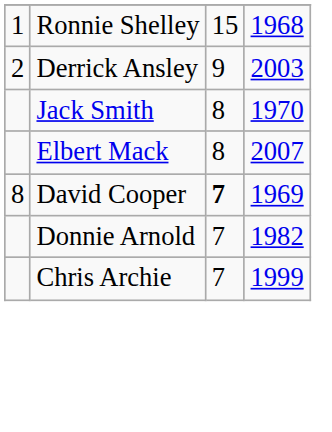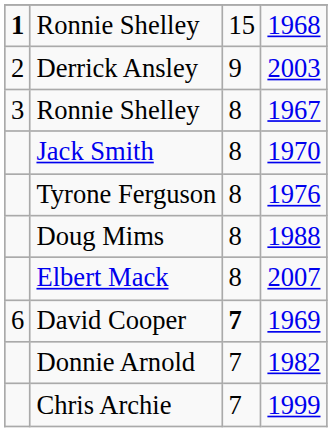(18, 25) normal -> (18, 25) bold
+ row: (118, 109)
+ row: (126, 194)
+ row: (100, 236)
(18, 194) 8 -> (18, 320) 6
